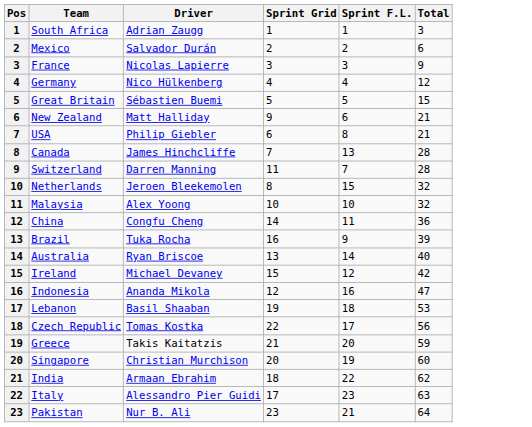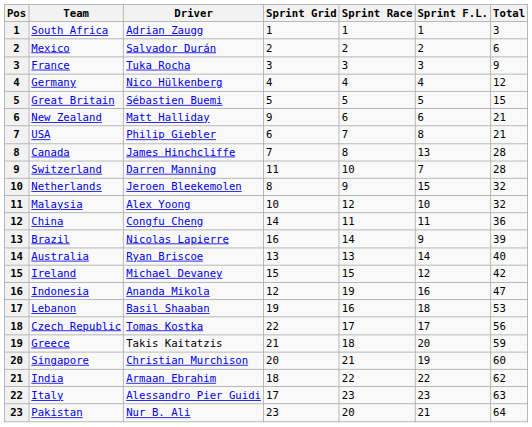+ column: (377, 13)
(178, 65) Nicolas Lapierre -> (158, 65) Tuka Rocha
(158, 239) Tuka Rocha -> (178, 239) Nicolas Lapierre
